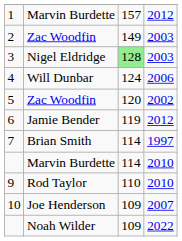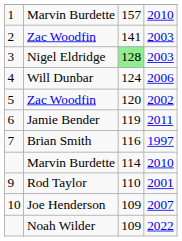(160, 15) 2012 -> (160, 15) 2010
(131, 36) 149 -> (131, 36) 141
(160, 120) 2012 -> (160, 120) 2011
(131, 141) 114 -> (131, 141) 116
(160, 183) 2010 -> (160, 183) 2001
